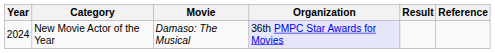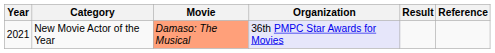(18, 34) 2024 -> (18, 34) 2021
(186, 34) no background -> (186, 34) lightsalmon background
